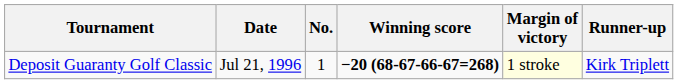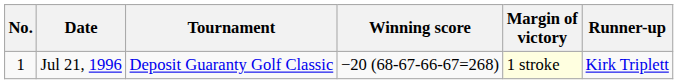columns swapped: (321, 28) <-> (110, 28)
(420, 65) bold -> (420, 65) normal
